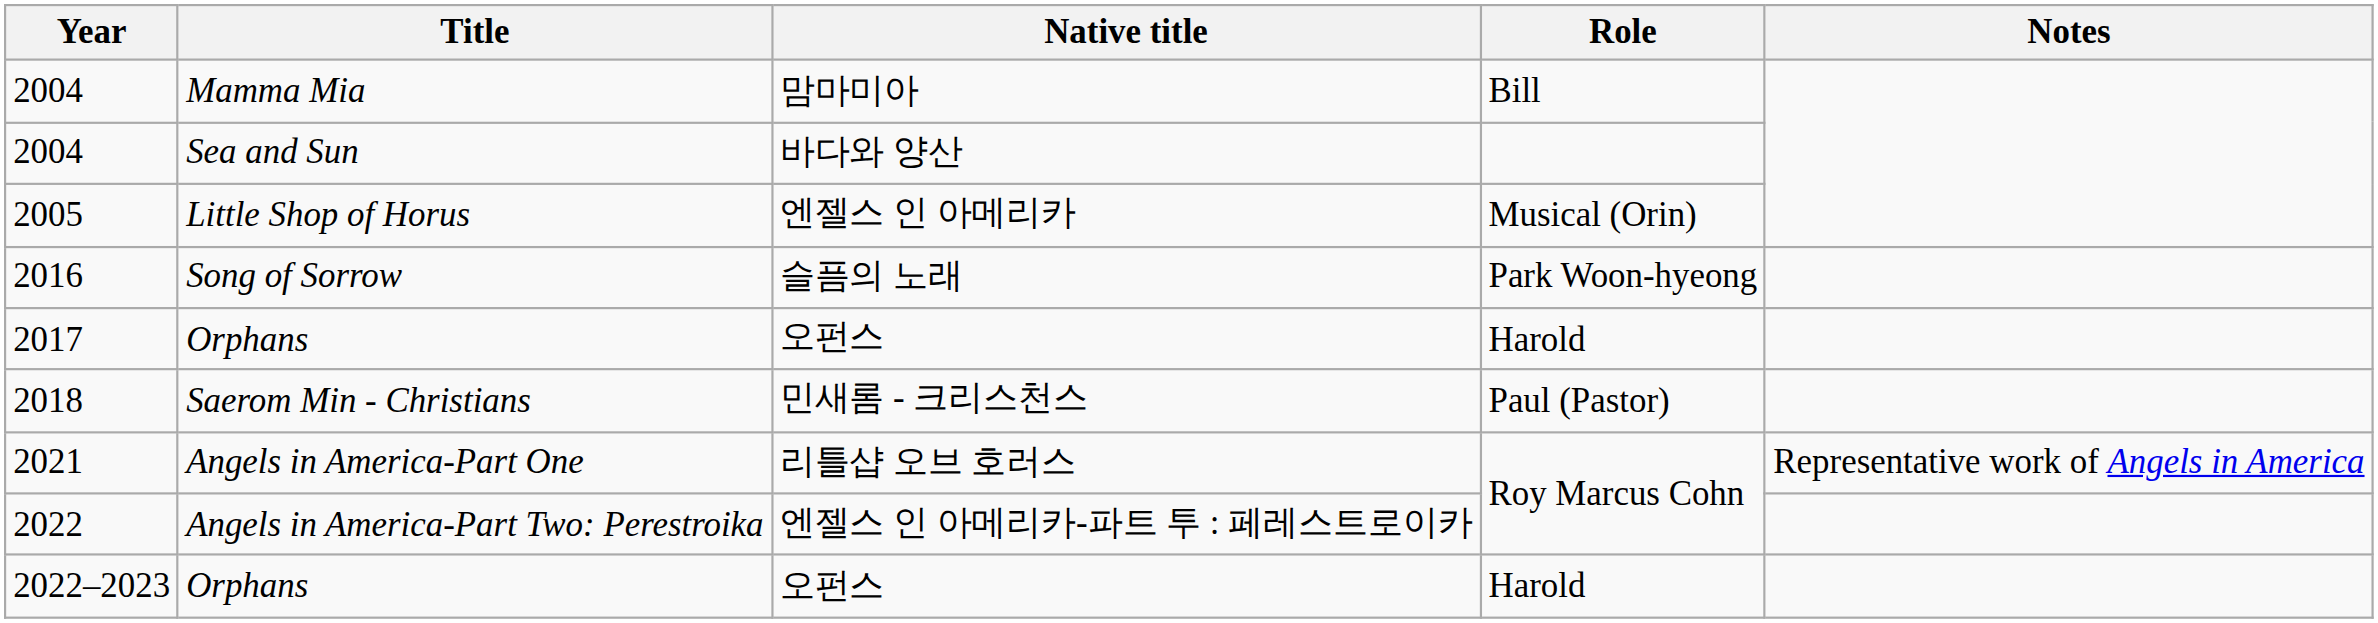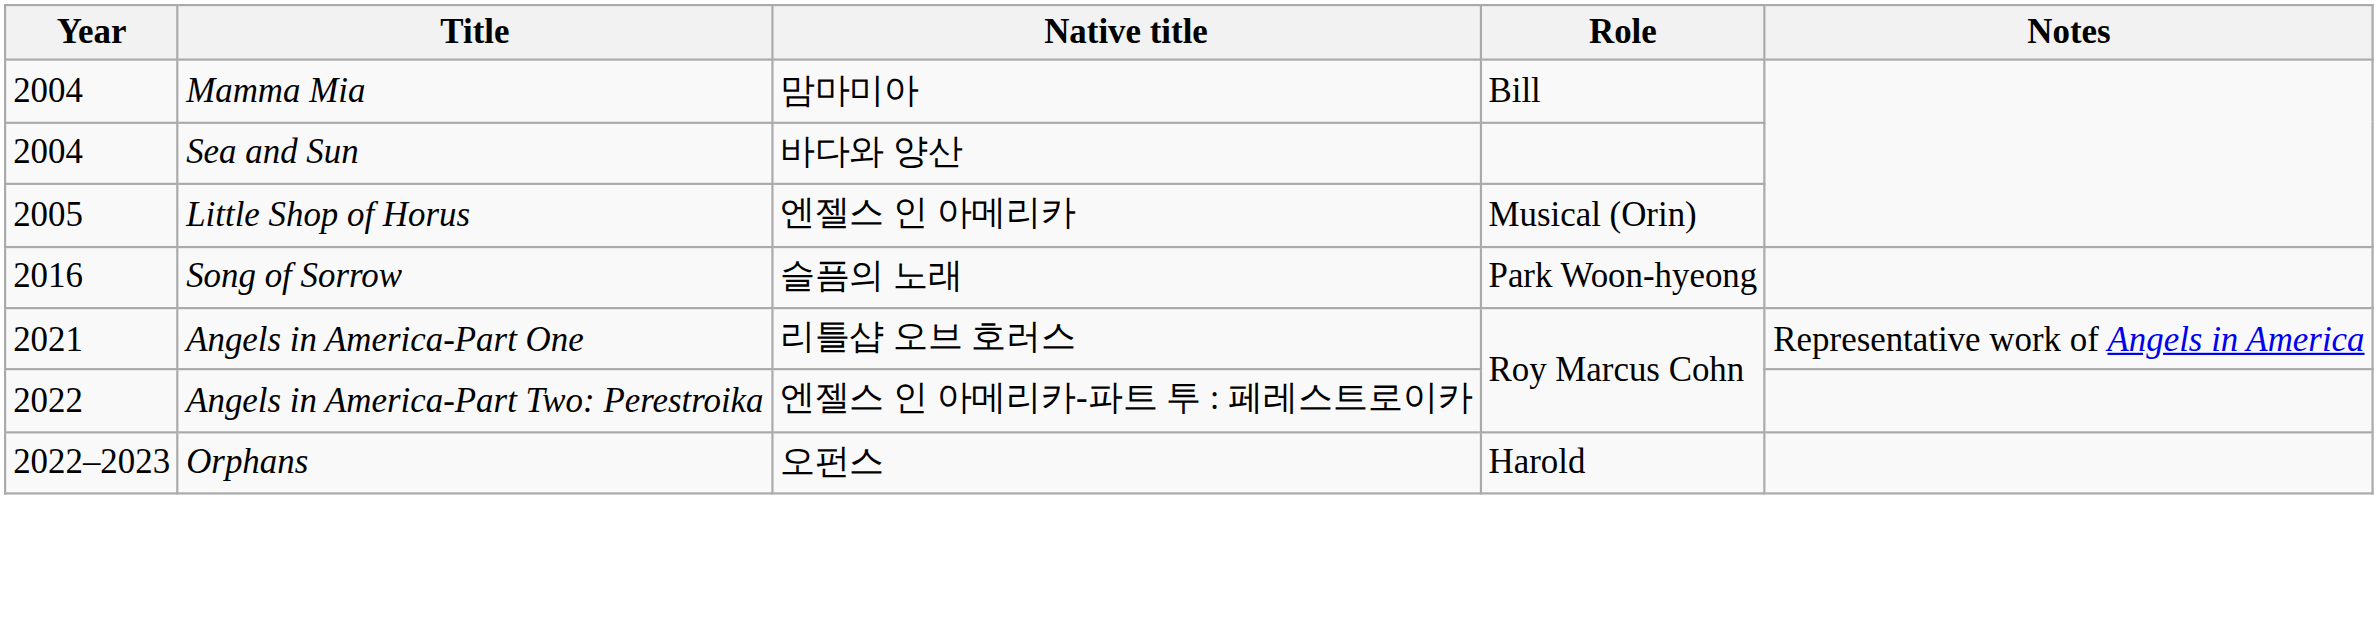- row: (48, 338)
- row: (48, 400)
